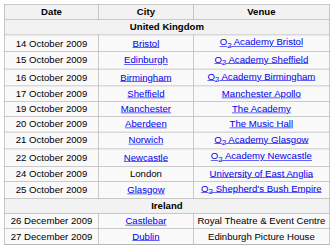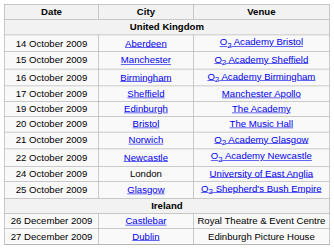(146, 43) Bristol -> (146, 43) Aberdeen
(146, 60) Edinburgh -> (146, 60) Manchester
(146, 109) Manchester -> (146, 109) Edinburgh
(146, 124) Aberdeen -> (146, 124) Bristol
